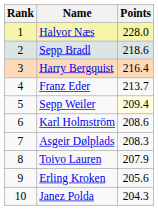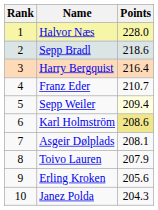(136, 86) 213.7 -> (136, 86) 210.7
(136, 123) no background -> (136, 123) khaki background
(136, 141) 208.3 -> (136, 141) 208.1
